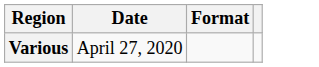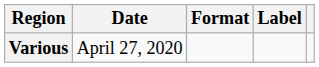+ column: (280, 18)
